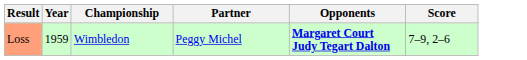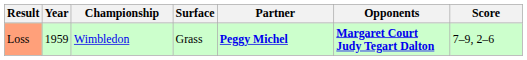+ column: (195, 13)
(209, 39) normal -> (254, 39) bold
